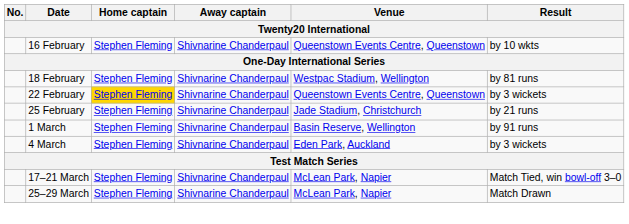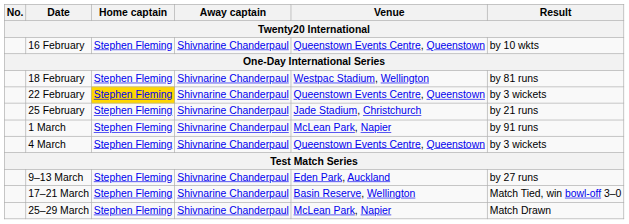(354, 128) Basin Reserve, Wellington -> (342, 128) McLean Park, Napier
(342, 144) Eden Park, Auckland -> (389, 144) Queenstown Events Centre, Queenstown
+ row: (56, 177)
(342, 177) McLean Park, Napier -> (354, 194) Basin Reserve, Wellington
